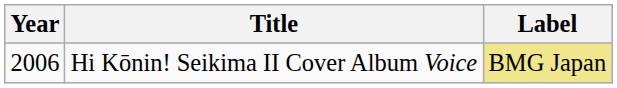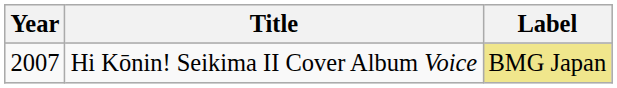(35, 62) 2006 -> (35, 62) 2007
